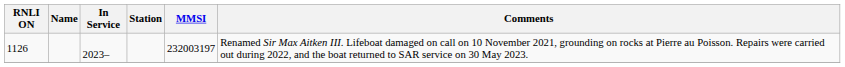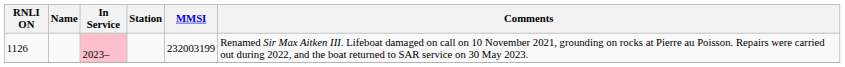(96, 54) no background -> (96, 54) pink background
(191, 48) 232003197 -> (191, 48) 232003199
